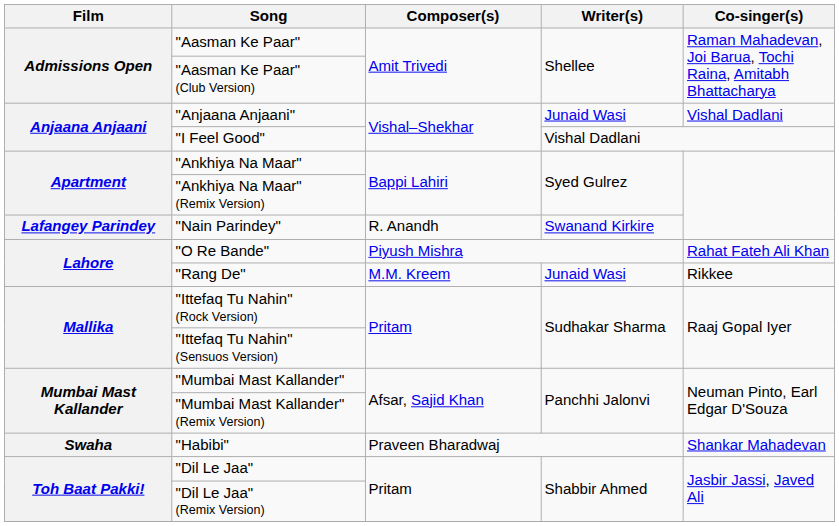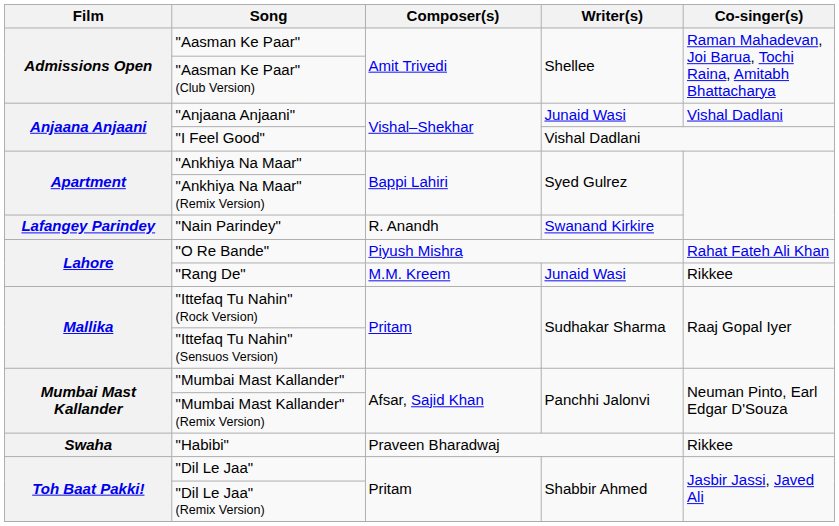(756, 444) Shankar Mahadevan -> (710, 444) Rikkee
